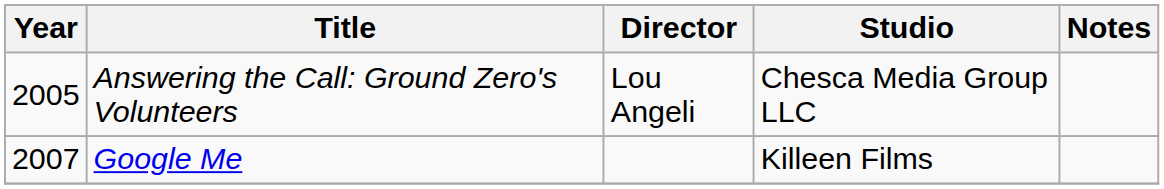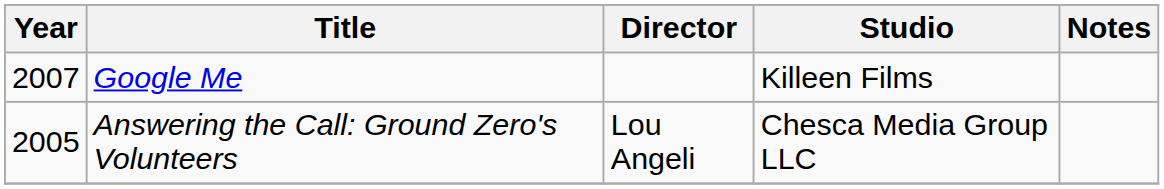rows swapped: (325, 93) <-> (168, 159)
